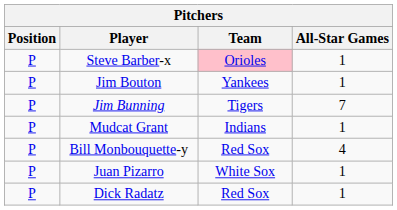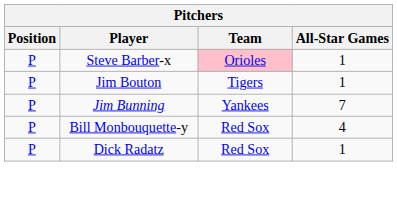(245, 82) Yankees -> (245, 82) Tigers
(245, 104) Tigers -> (245, 104) Yankees
- row: (129, 127)
- row: (129, 171)
